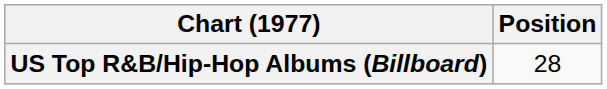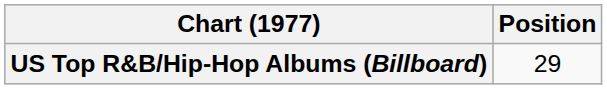(548, 63) 28 -> (548, 63) 29
